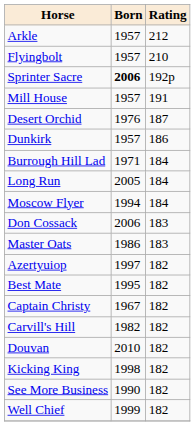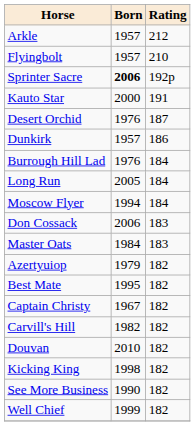+ row: (36, 98)
- row: (37, 98)
(127, 160) 1971 -> (127, 160) 1976
(127, 243) 1986 -> (127, 243) 1984
(127, 264) 1997 -> (127, 264) 1979
